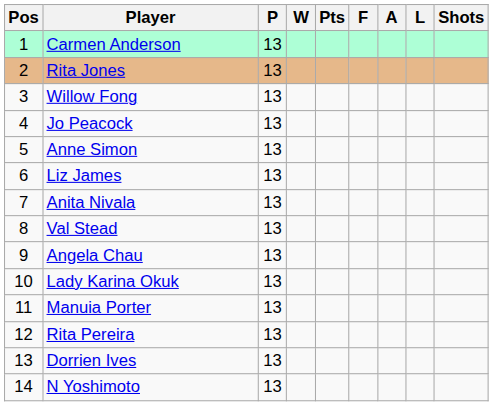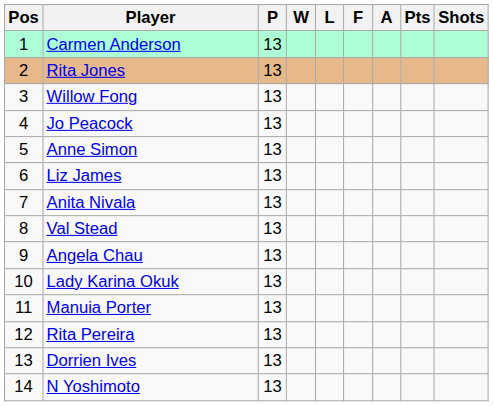columns swapped: (420, 17) <-> (332, 17)
